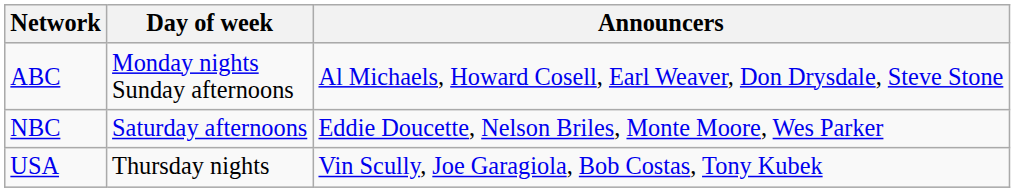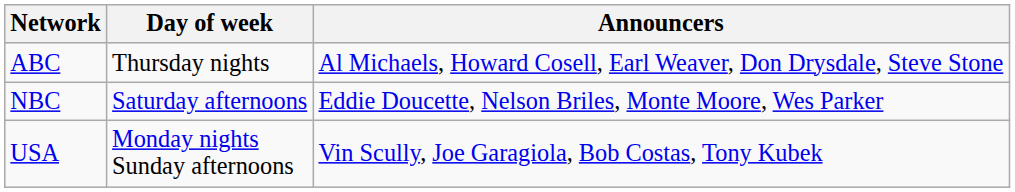(203, 76) Monday nights Sunday afternoons -> (191, 62) Thursday nights
(191, 166) Thursday nights -> (203, 153) Monday nights Sunday afternoons
